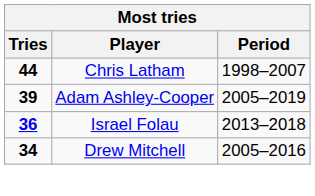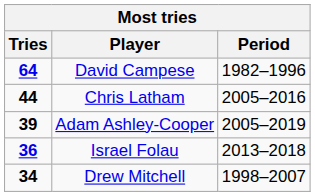+ row: (135, 71)
(264, 71) 1998–2007 -> (264, 97) 2005–2016
(264, 151) 2005–2016 -> (264, 177) 1998–2007
